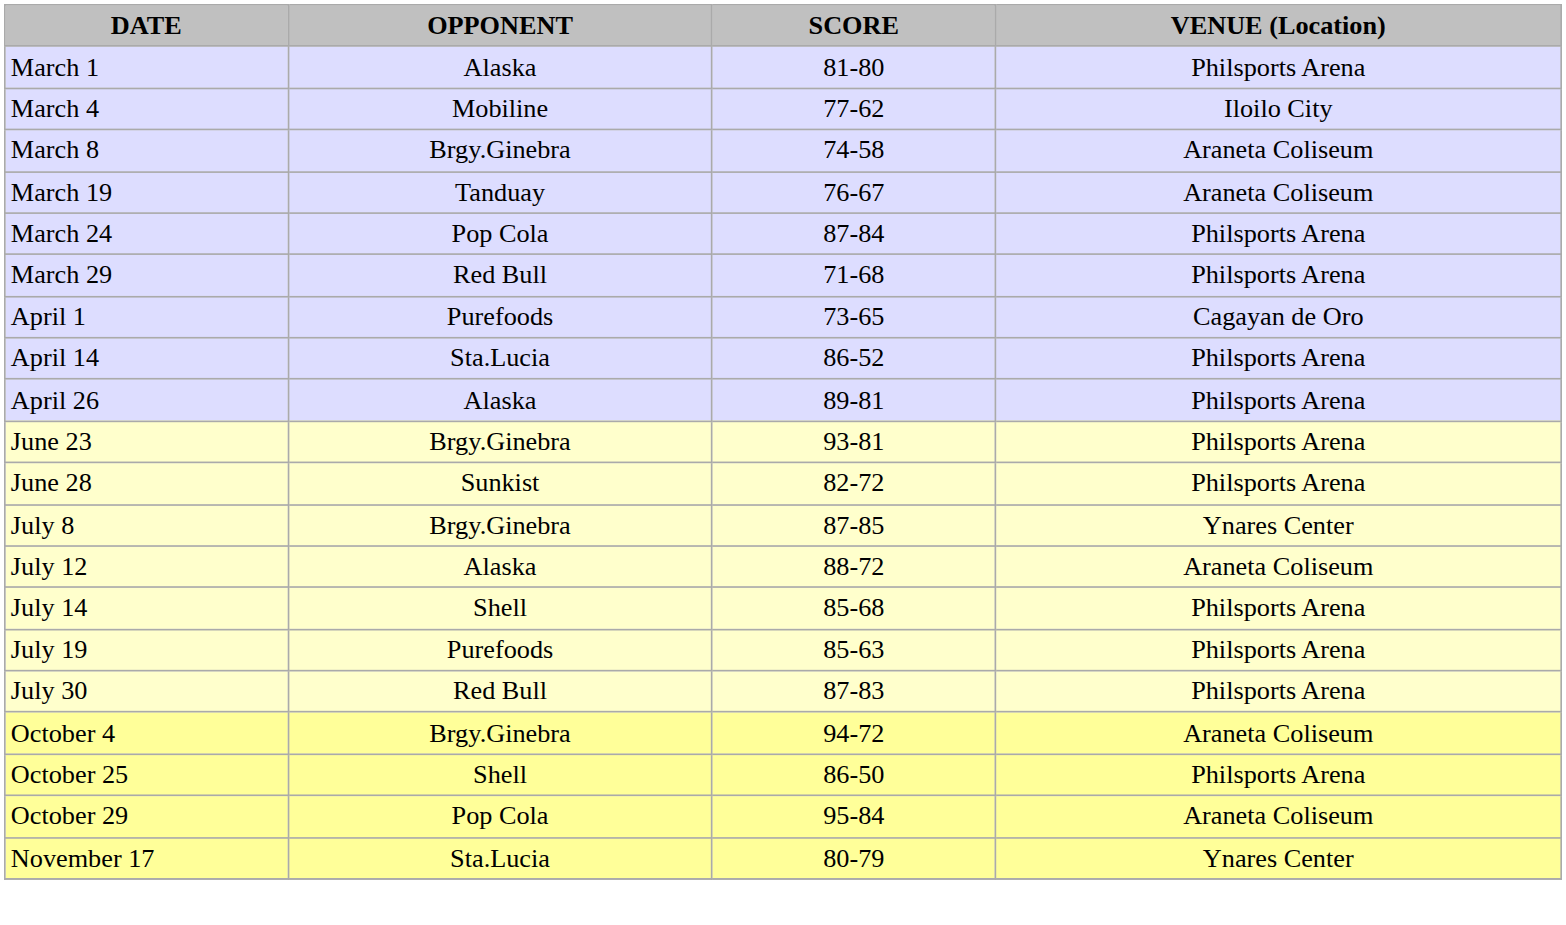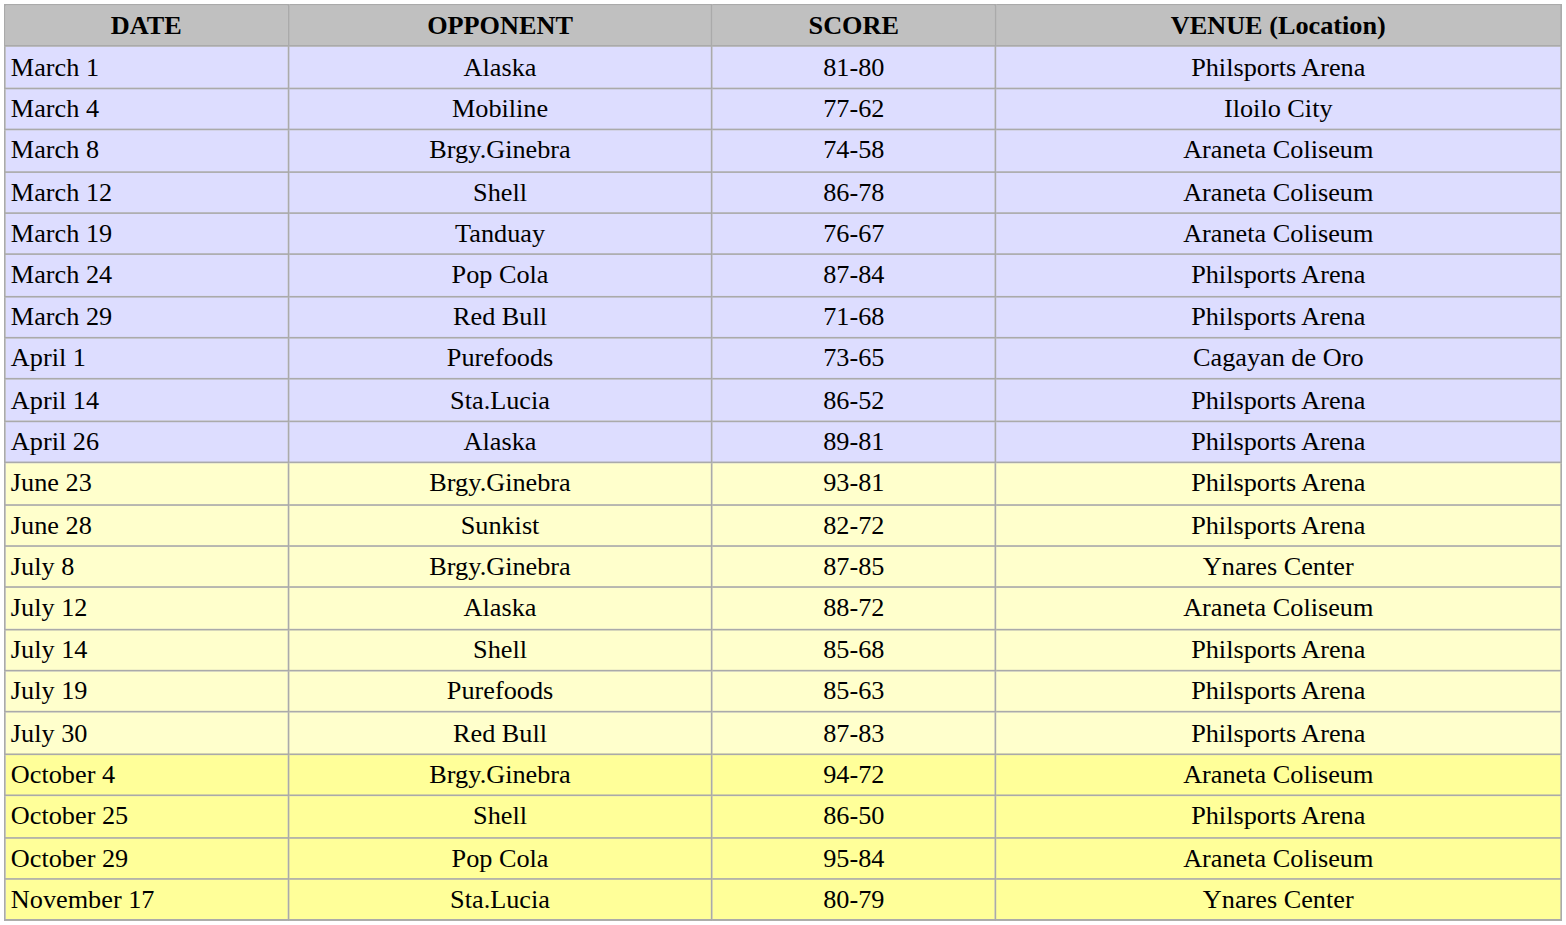+ row: (62, 191)
